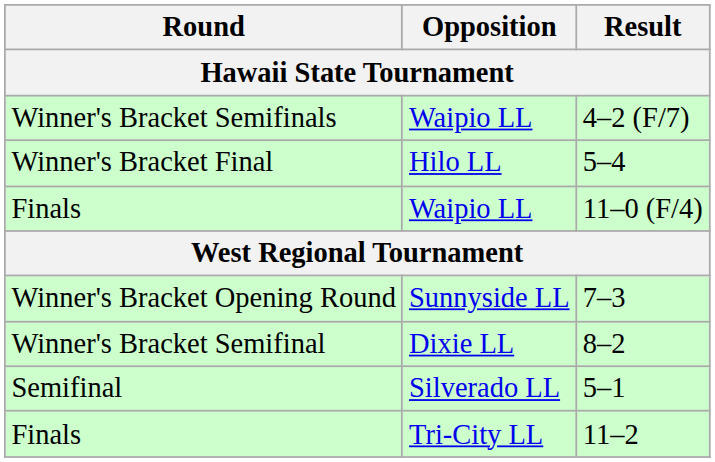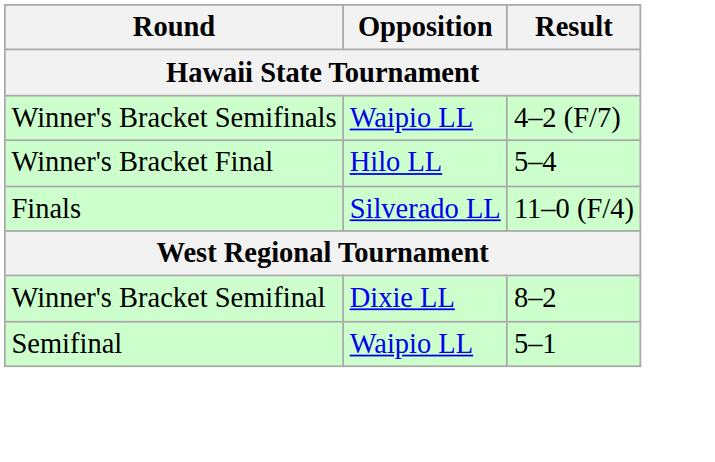(471, 207) Waipio LL -> (425, 207) Silverado LL
- row: (604, 298)
(485, 388) Silverado LL -> (411, 343) Waipio LL
- row: (611, 433)
